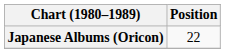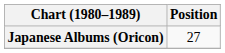(194, 37) 22 -> (194, 37) 27
